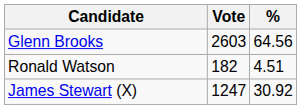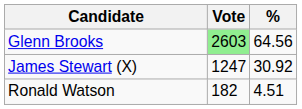(229, 41) no background -> (229, 41) lightgreen background
rows swapped: (73, 91) <-> (61, 66)
